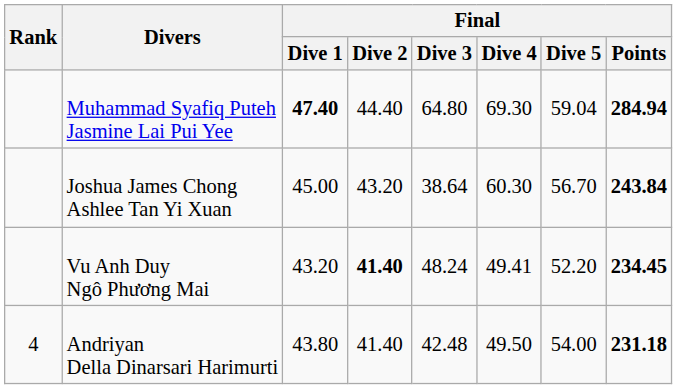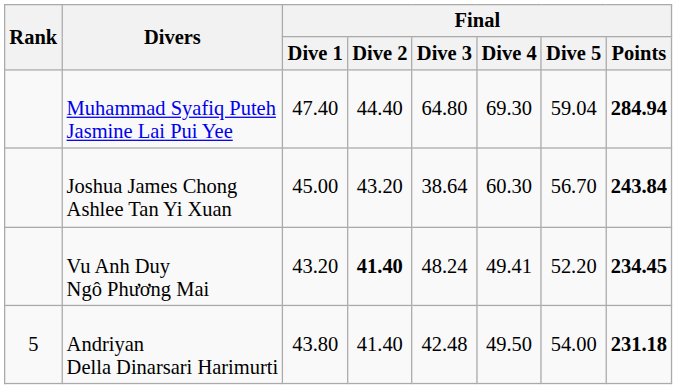(315, 108) bold -> (315, 108) normal
(33, 344) 4 -> (33, 344) 5
